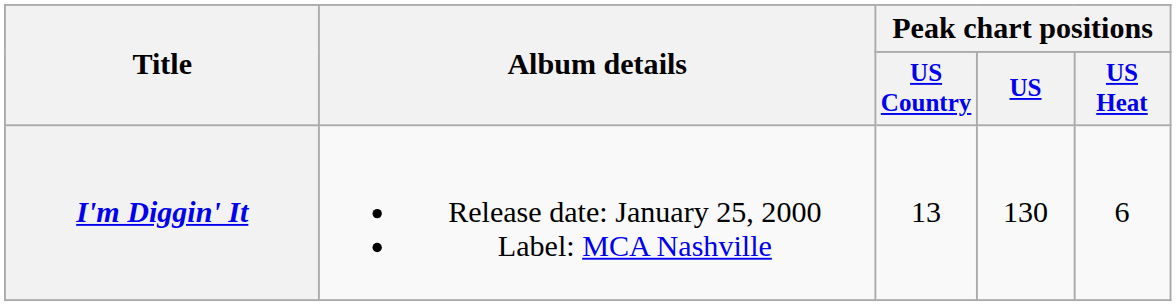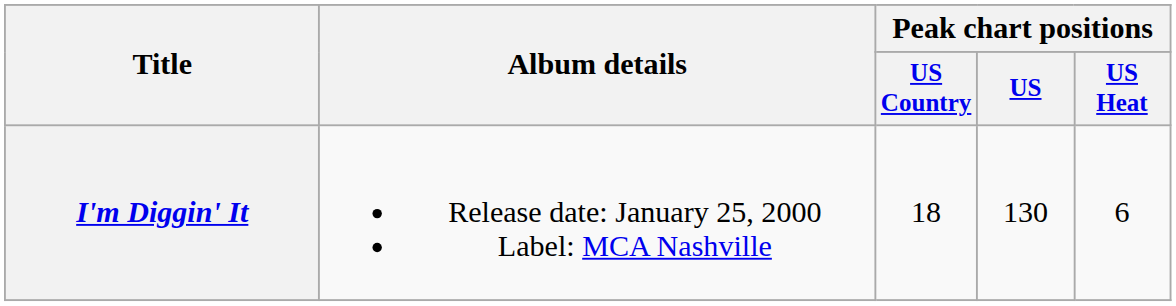(926, 212) 13 -> (926, 212) 18
